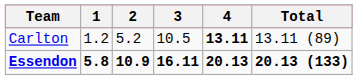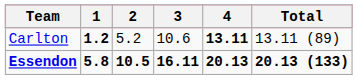(96, 39) normal -> (96, 39) bold
(174, 39) 10.5 -> (174, 39) 10.6
(133, 62) 10.9 -> (133, 62) 10.5
